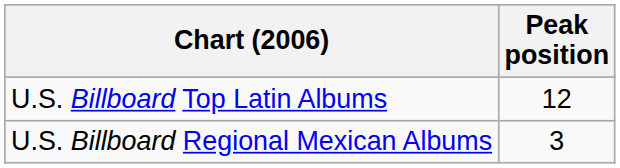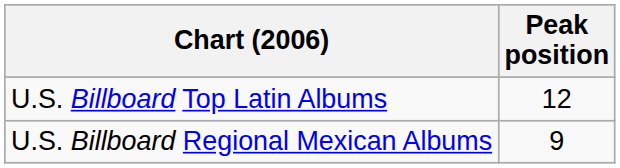(557, 141) 3 -> (557, 141) 9
